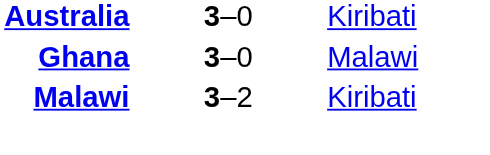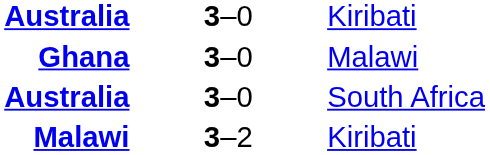+ row: (67, 97)
